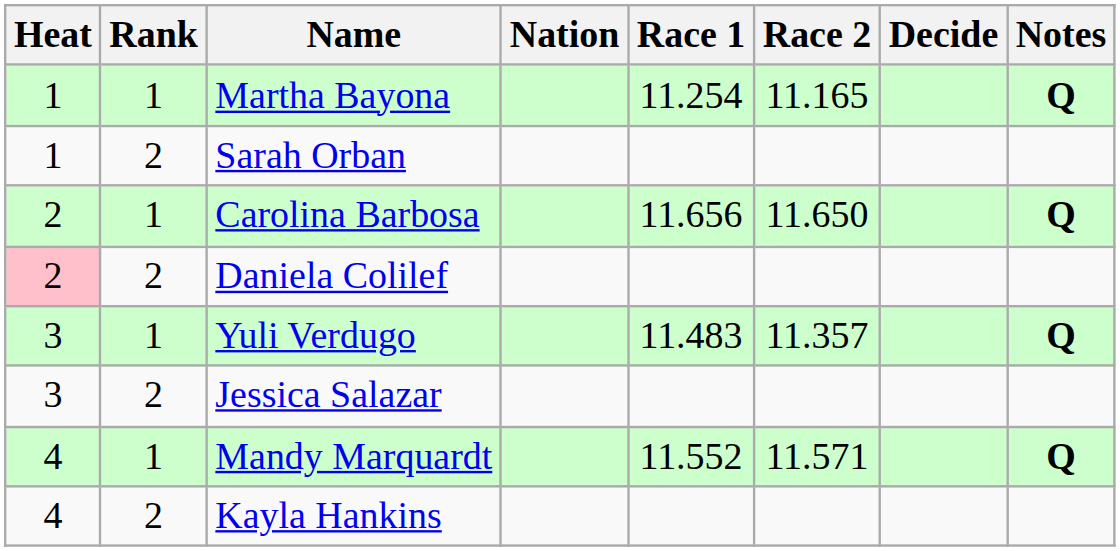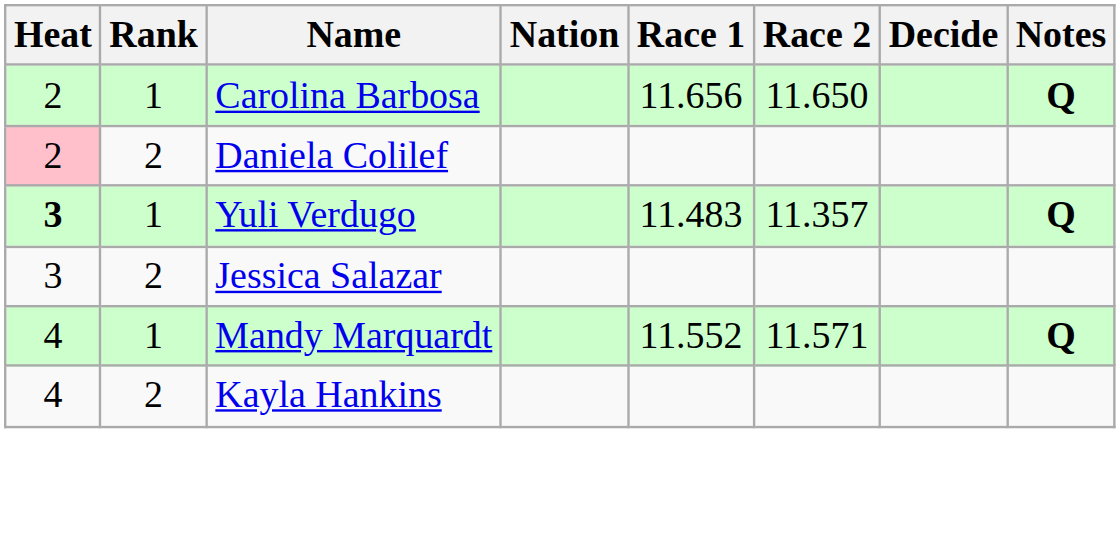- row: (333, 94)
- row: (311, 154)
(53, 335) normal -> (53, 214) bold
